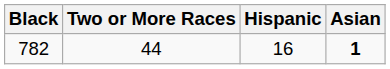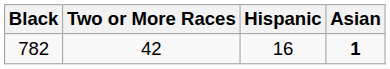(151, 48) 44 -> (151, 48) 42
